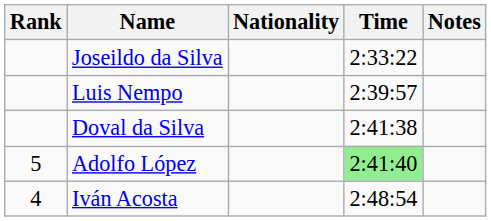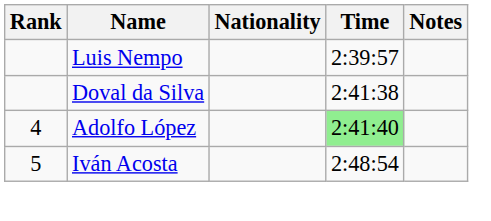- row: (147, 57)
(36, 163) 5 -> (36, 127) 4
(36, 198) 4 -> (36, 163) 5
